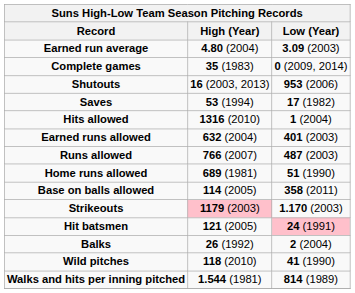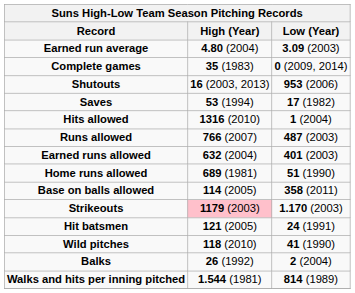rows swapped: (96, 155) <-> (96, 137)
(311, 226) pink background -> (311, 226) no background
rows swapped: (96, 244) <-> (96, 262)
